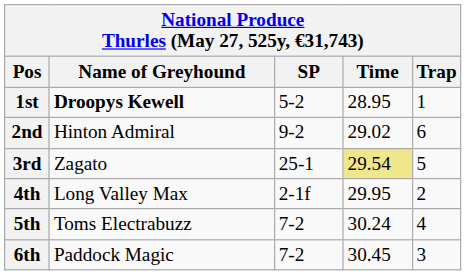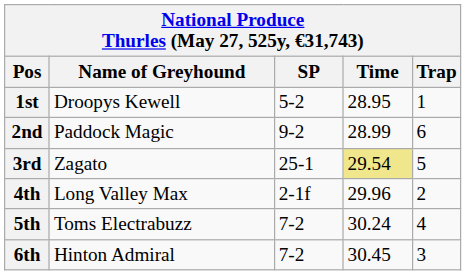(119, 102) bold -> (117, 102) normal
(114, 132) Hinton Admiral -> (114, 132) Paddock Magic
(369, 132) 29.02 -> (369, 132) 28.99
(369, 193) 29.95 -> (369, 193) 29.96
(114, 254) Paddock Magic -> (114, 254) Hinton Admiral
